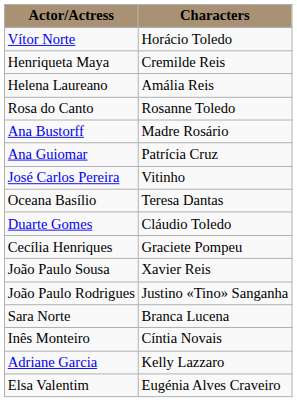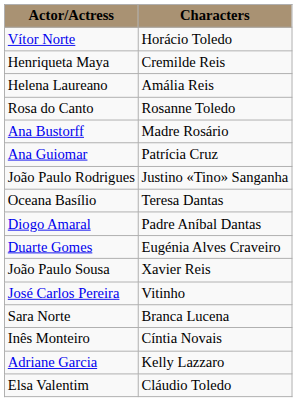rows swapped: (71, 293) <-> (64, 177)
+ row: (49, 223)
(186, 223) Cláudio Toledo -> (211, 246) Eugénia Alves Craveiro
- row: (60, 246)
(211, 385) Eugénia Alves Craveiro -> (186, 385) Cláudio Toledo
